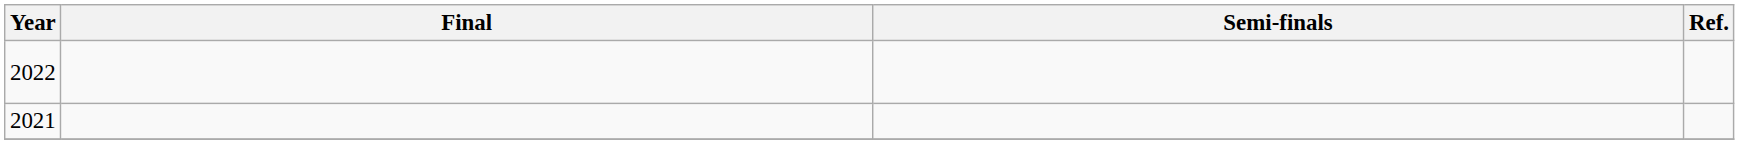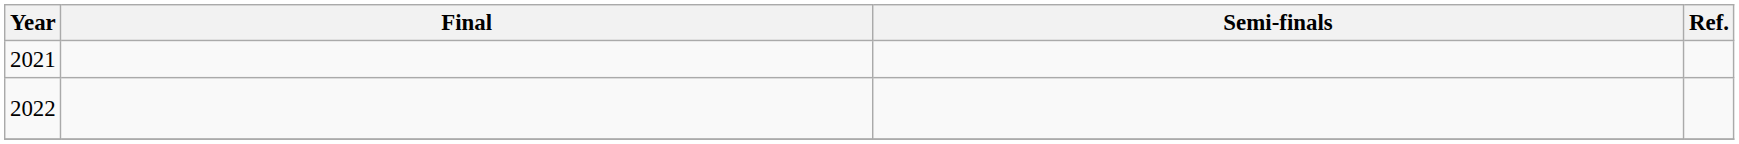rows swapped: (33, 120) <-> (33, 71)
